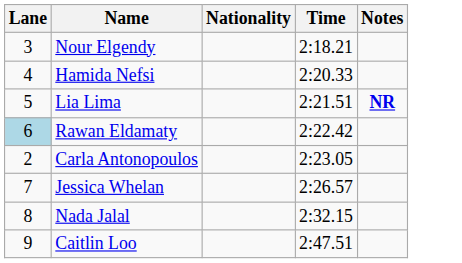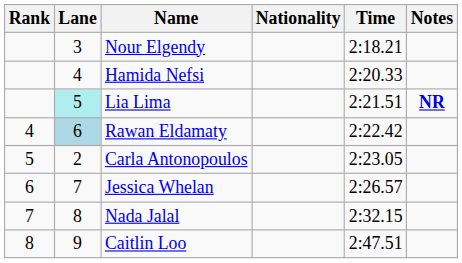+ column: (29, 18)
(28, 103) no background -> (78, 103) paleturquoise background
